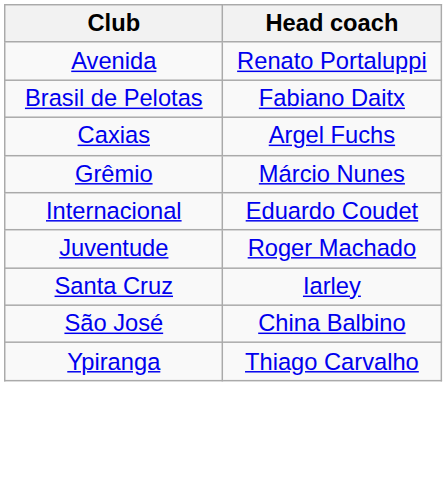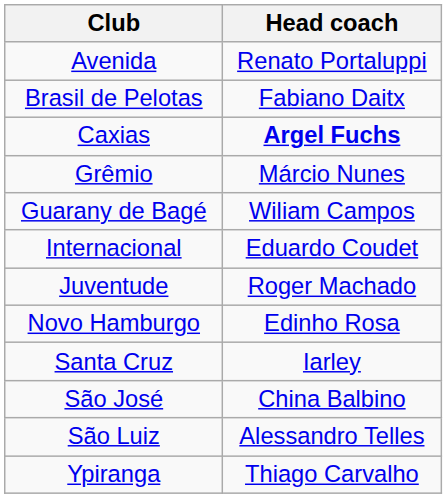(332, 135) normal -> (332, 135) bold
+ row: (114, 211)
+ row: (114, 323)
+ row: (114, 436)
